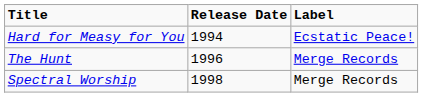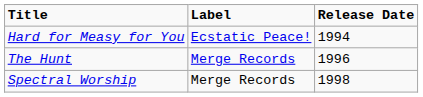columns swapped: (239, 15) <-> (314, 15)
